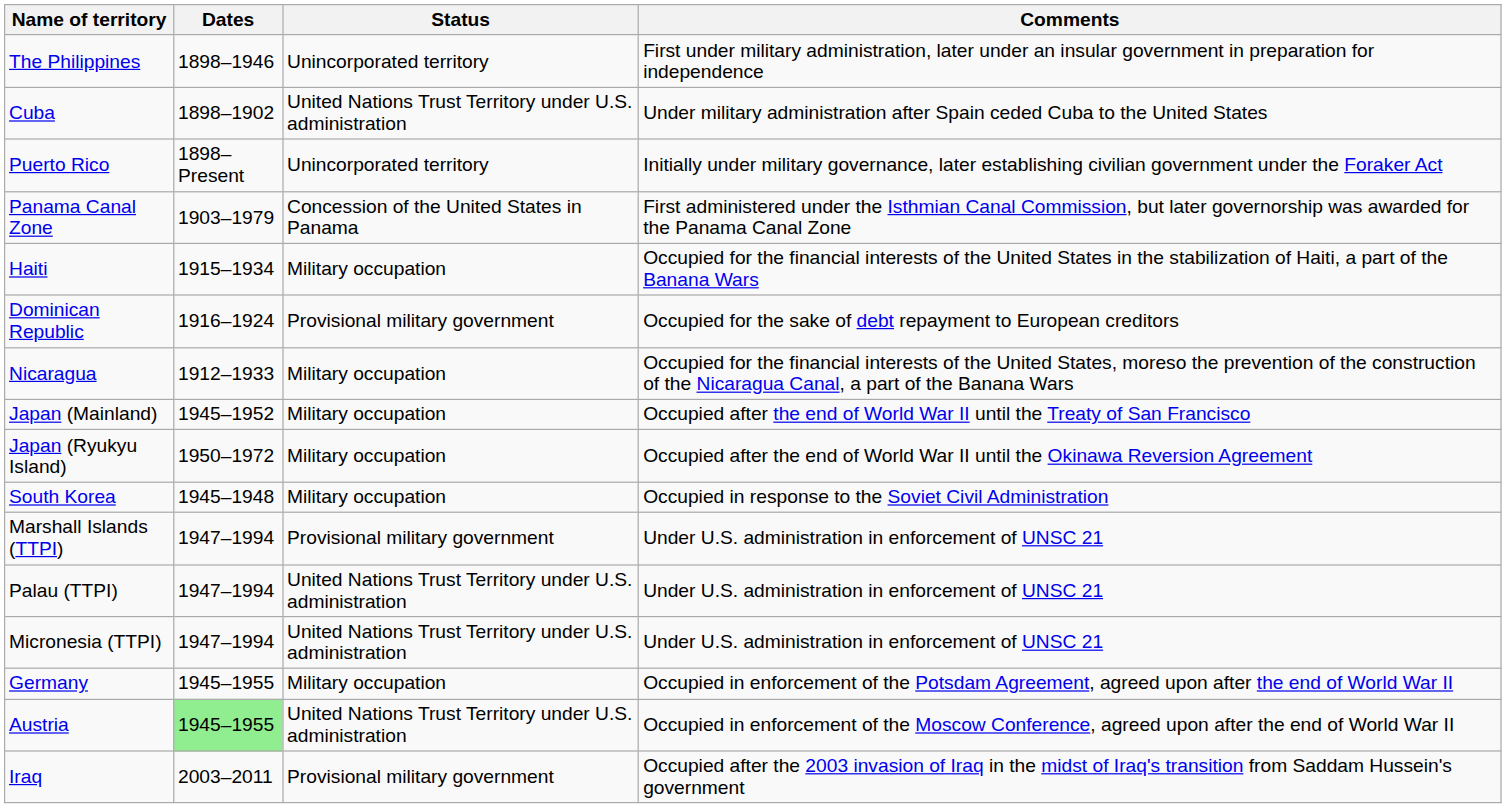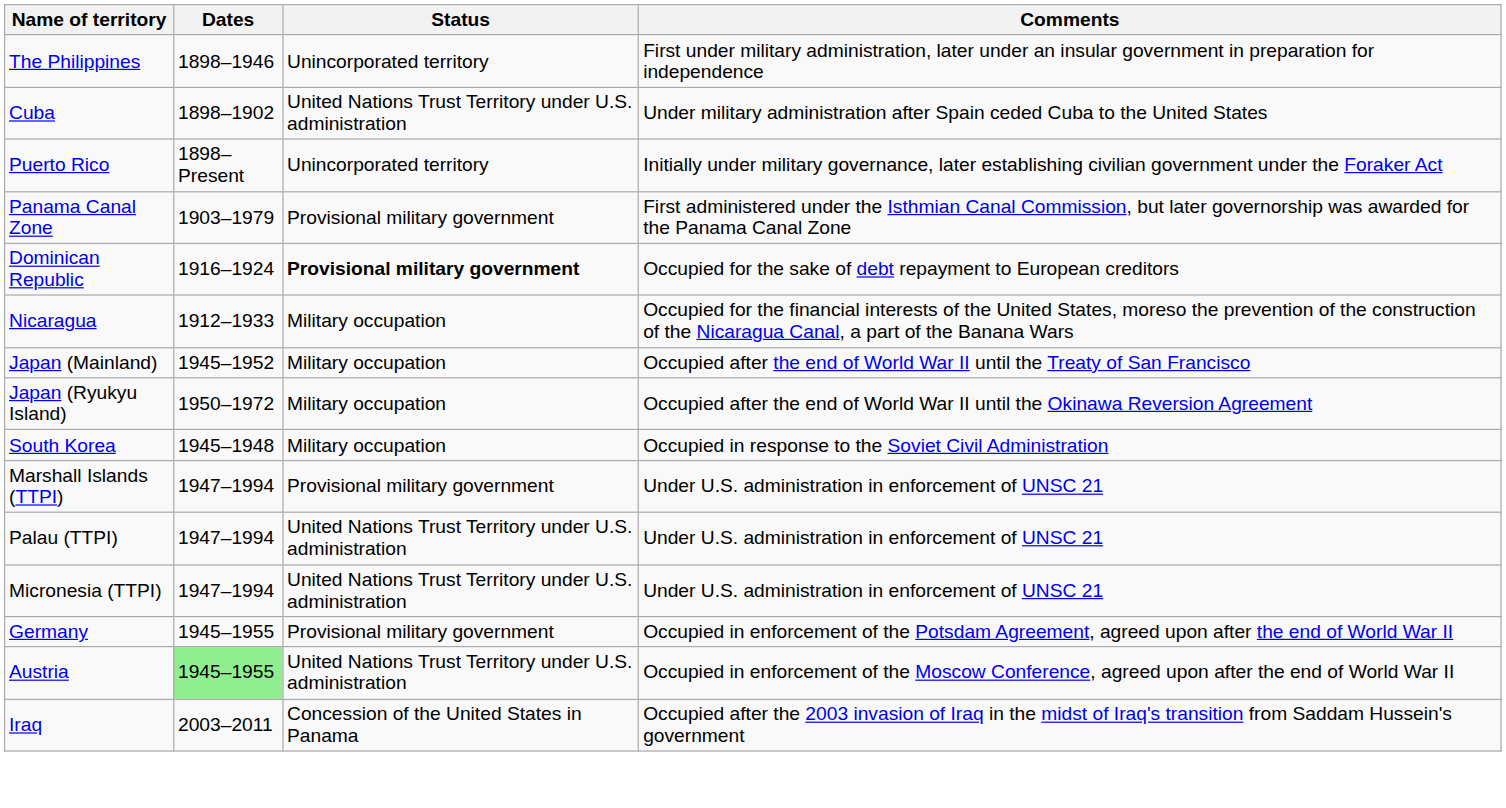(434, 217) Concession of the United States in Panama -> (420, 217) Provisional military government
- row: (28, 269)
(420, 321) normal -> (433, 269) bold
(367, 683) Military occupation -> (420, 631) Provisional military government
(420, 776) Provisional military government -> (434, 724) Concession of the United States in Panama
